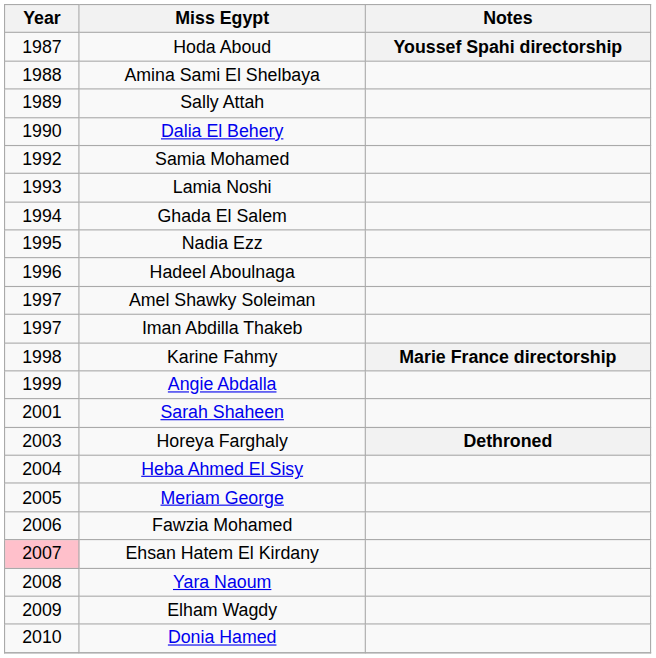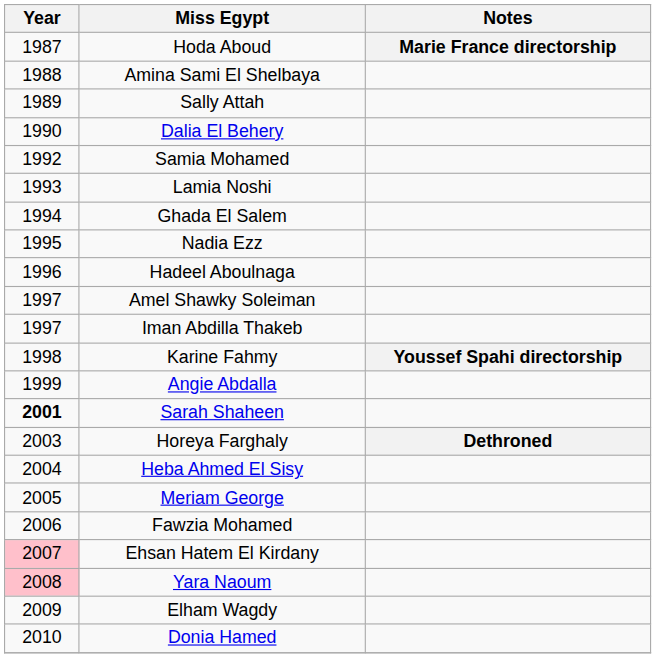(508, 46) Youssef Spahi directorship -> (508, 46) Marie France directorship
(508, 356) Marie France directorship -> (508, 356) Youssef Spahi directorship
(42, 412) normal -> (42, 412) bold
(42, 581) no background -> (42, 581) pink background
